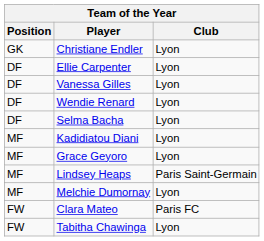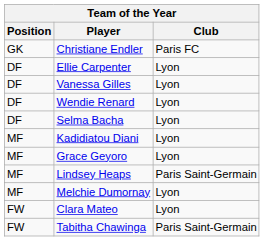(167, 49) Lyon -> (177, 49) Paris FC
(177, 209) Paris FC -> (167, 209) Lyon
(167, 227) Lyon -> (206, 227) Paris Saint-Germain
